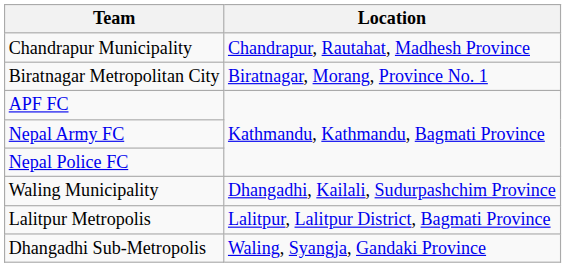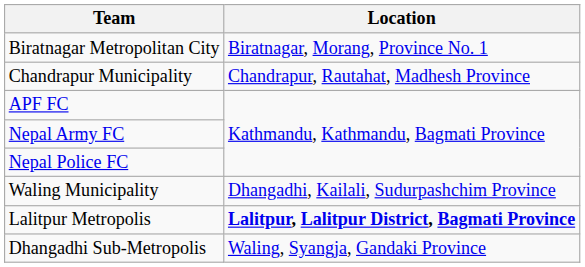rows swapped: (114, 76) <-> (100, 47)
(389, 219) normal -> (402, 219) bold
